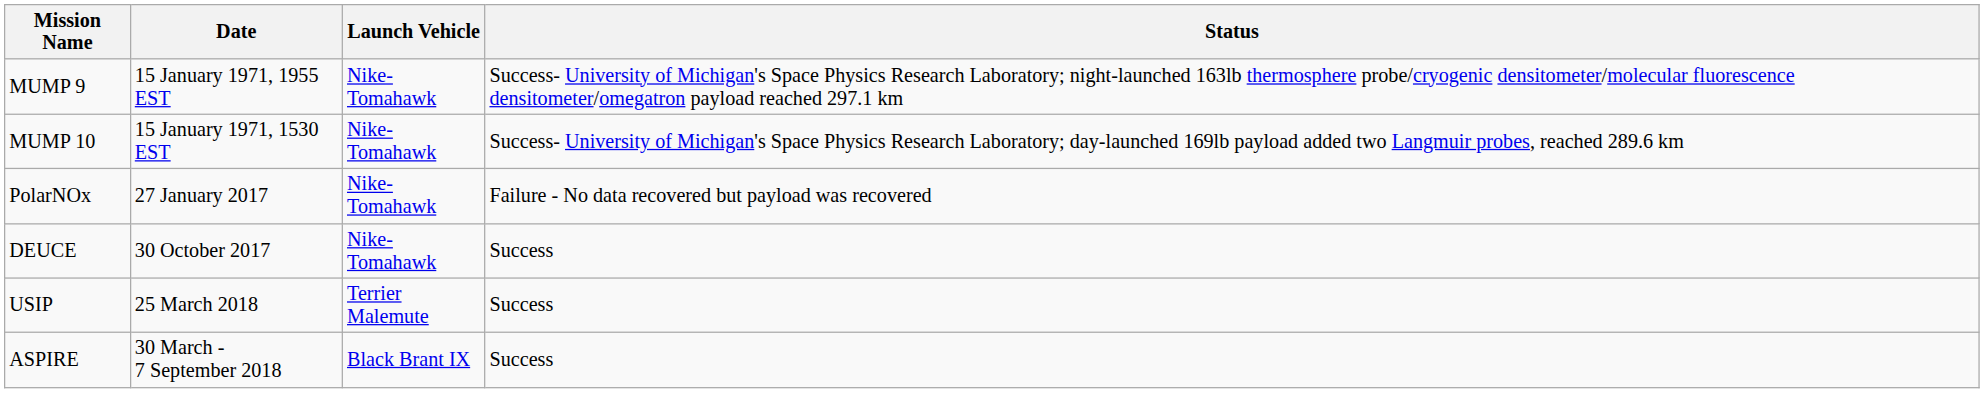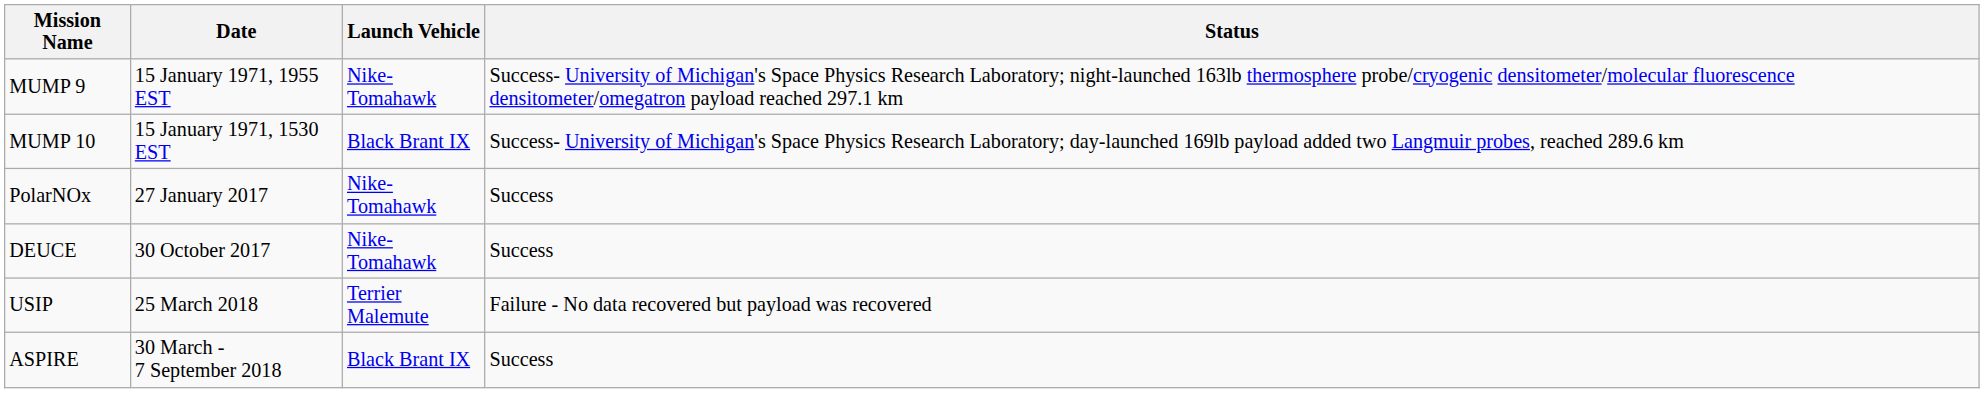(392, 141) Nike-Tomahawk -> (409, 141) Black Brant IX
(711, 195) Failure - No data recovered but payload was recovered -> (521, 195) Success
(521, 305) Success -> (711, 305) Failure - No data recovered but payload was recovered
